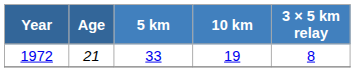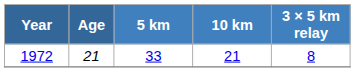(232, 56) 19 -> (232, 56) 21
